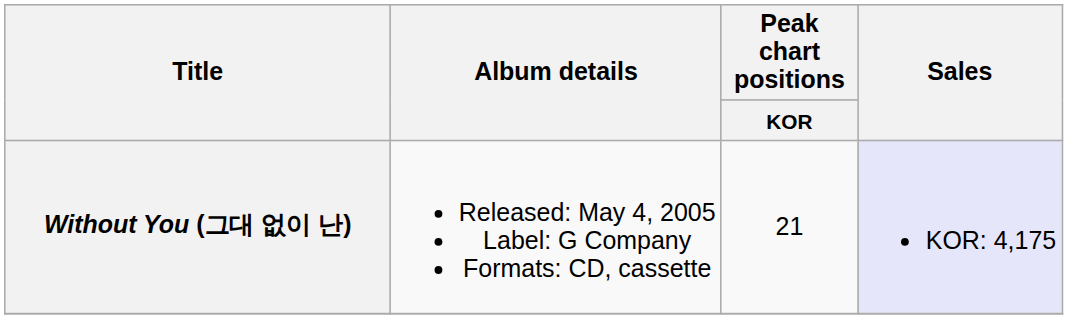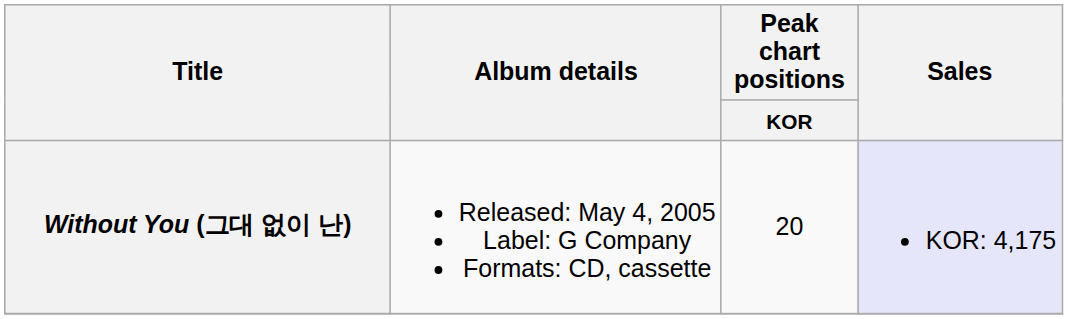(789, 226) 21 -> (789, 226) 20
